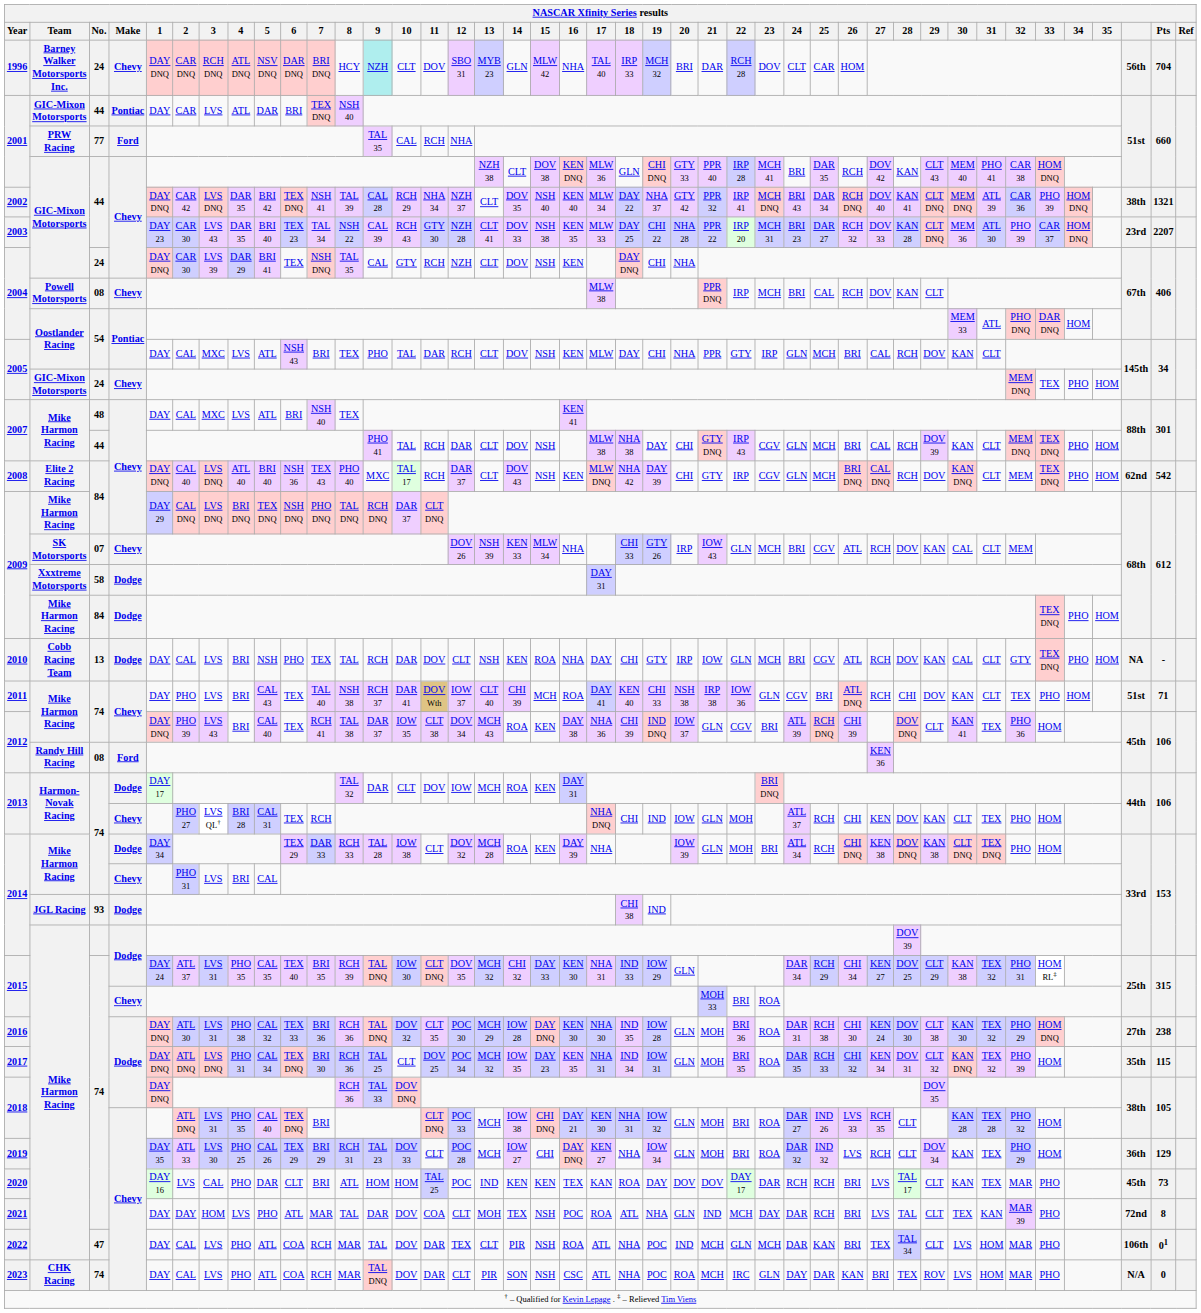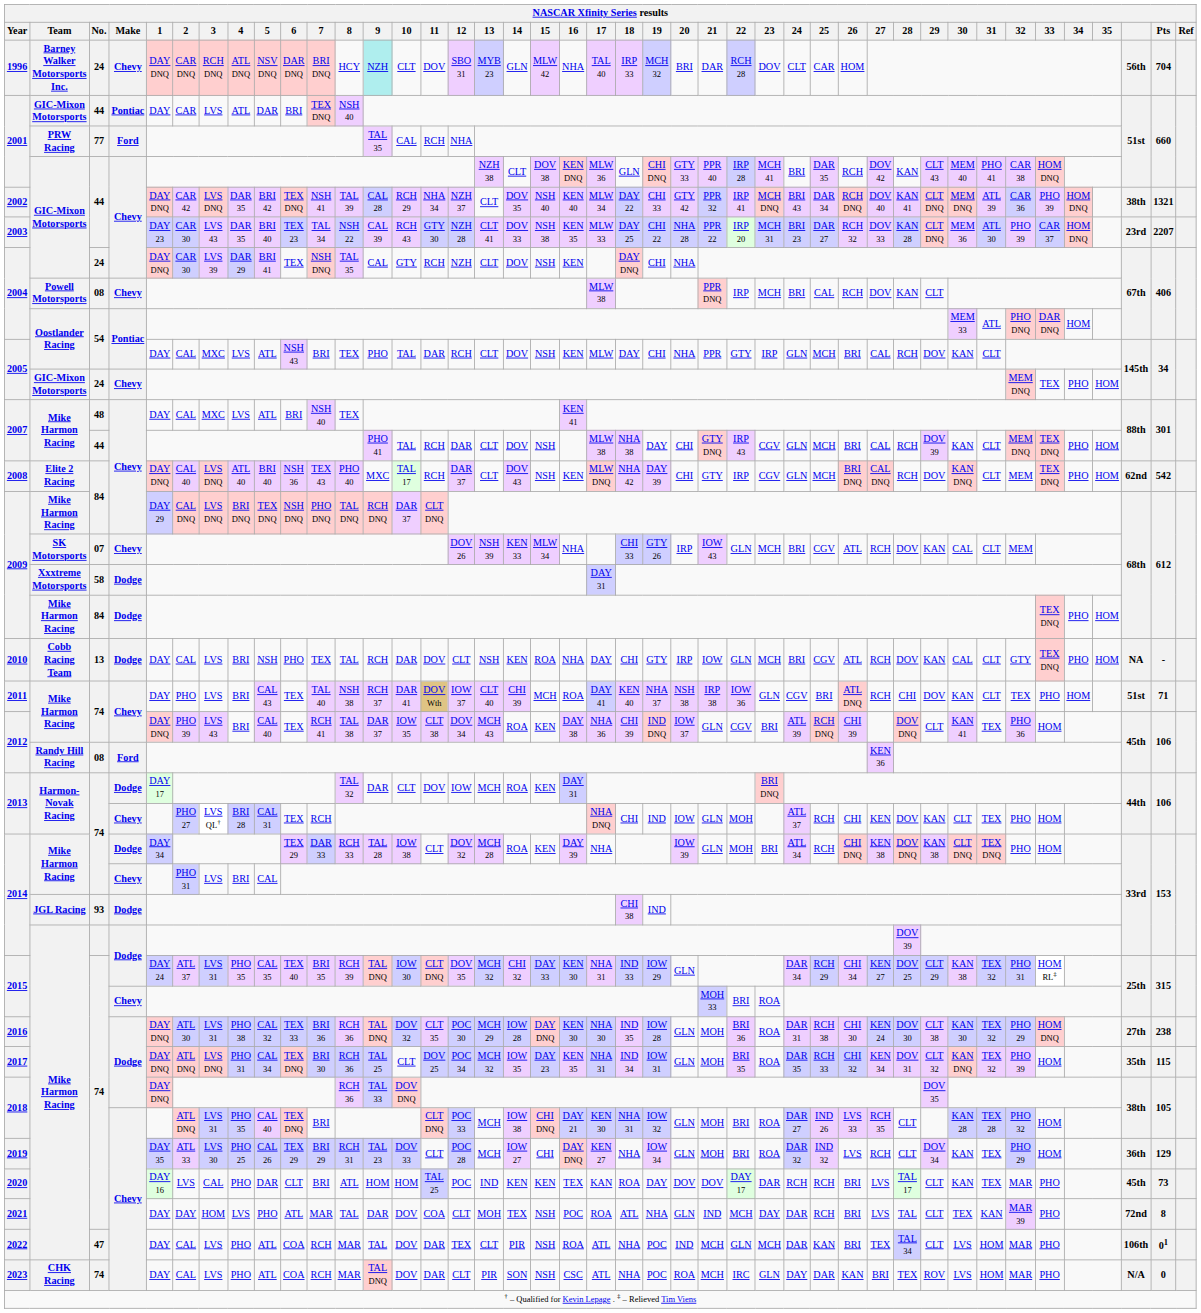(657, 201) NHA 37 -> (657, 201) CHI 33
(657, 696) CHI 33 -> (657, 696) NHA 37
